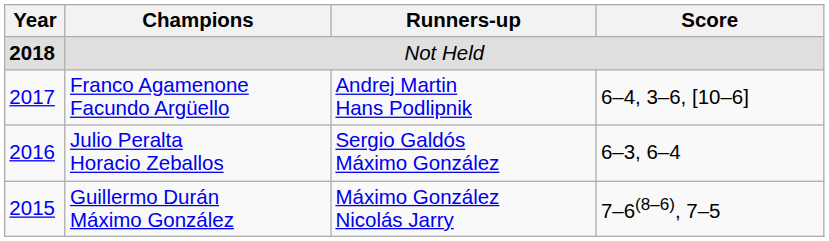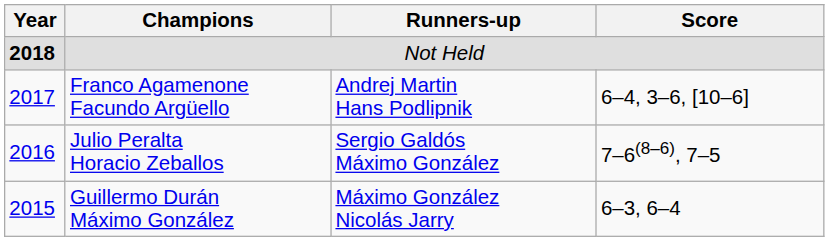(641, 152) 6–3, 6–4 -> (661, 152) 7–6(8–6), 7–5
(661, 208) 7–6(8–6), 7–5 -> (641, 208) 6–3, 6–4
